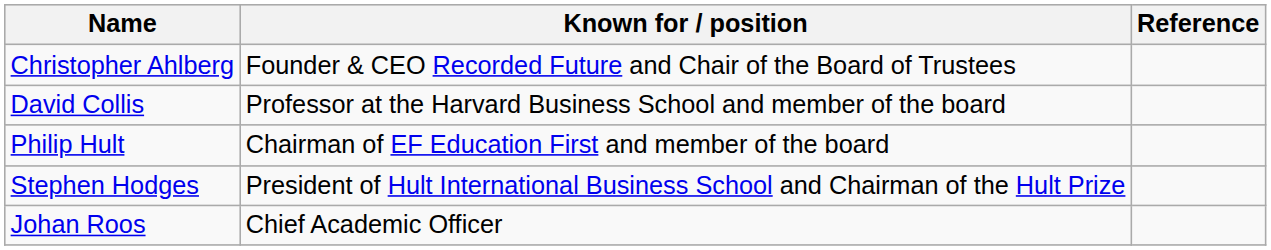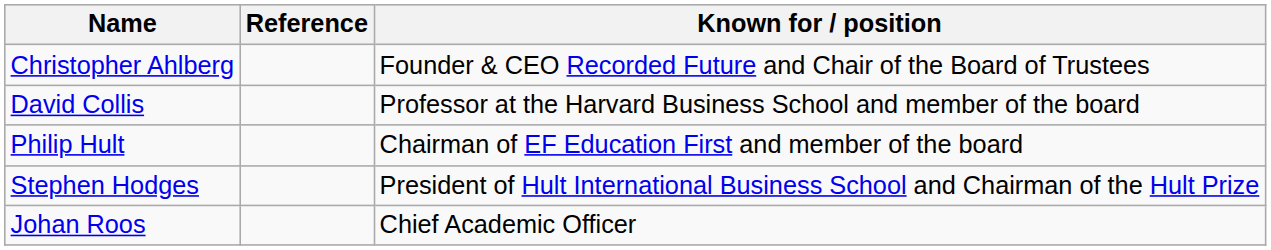columns swapped: (686, 24) <-> (1198, 24)
